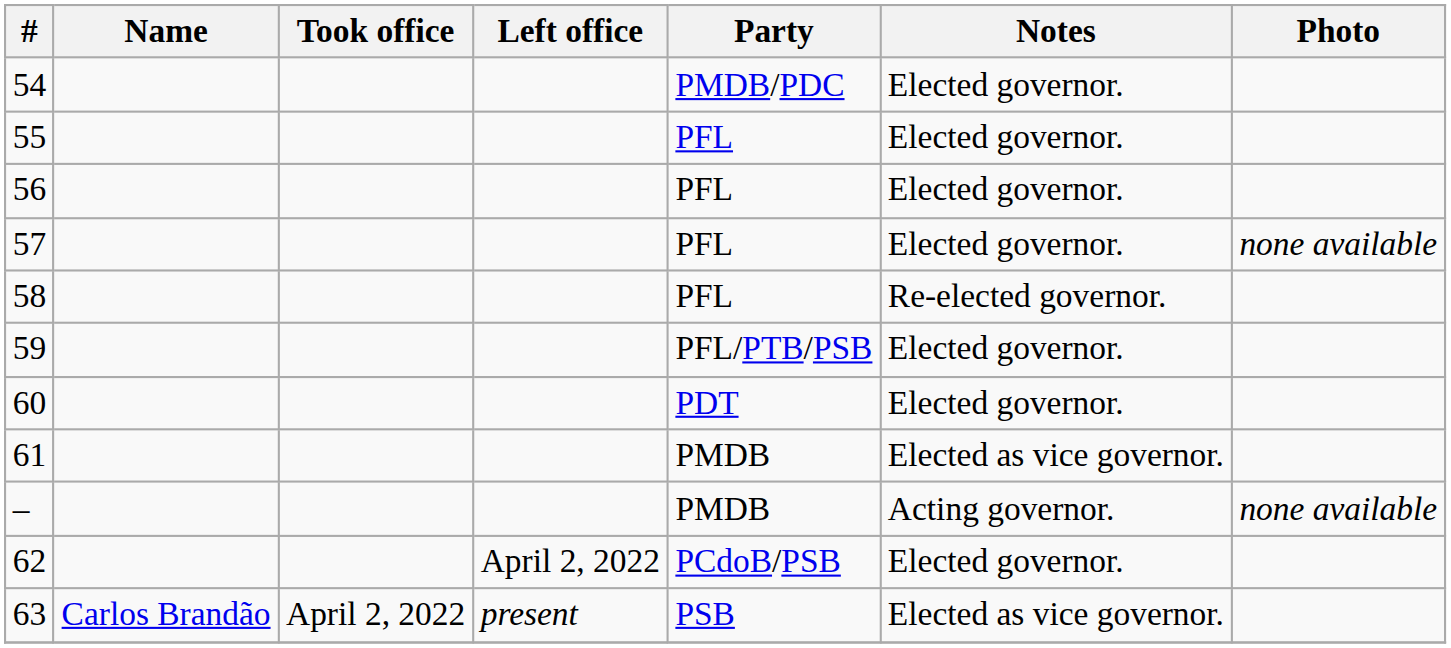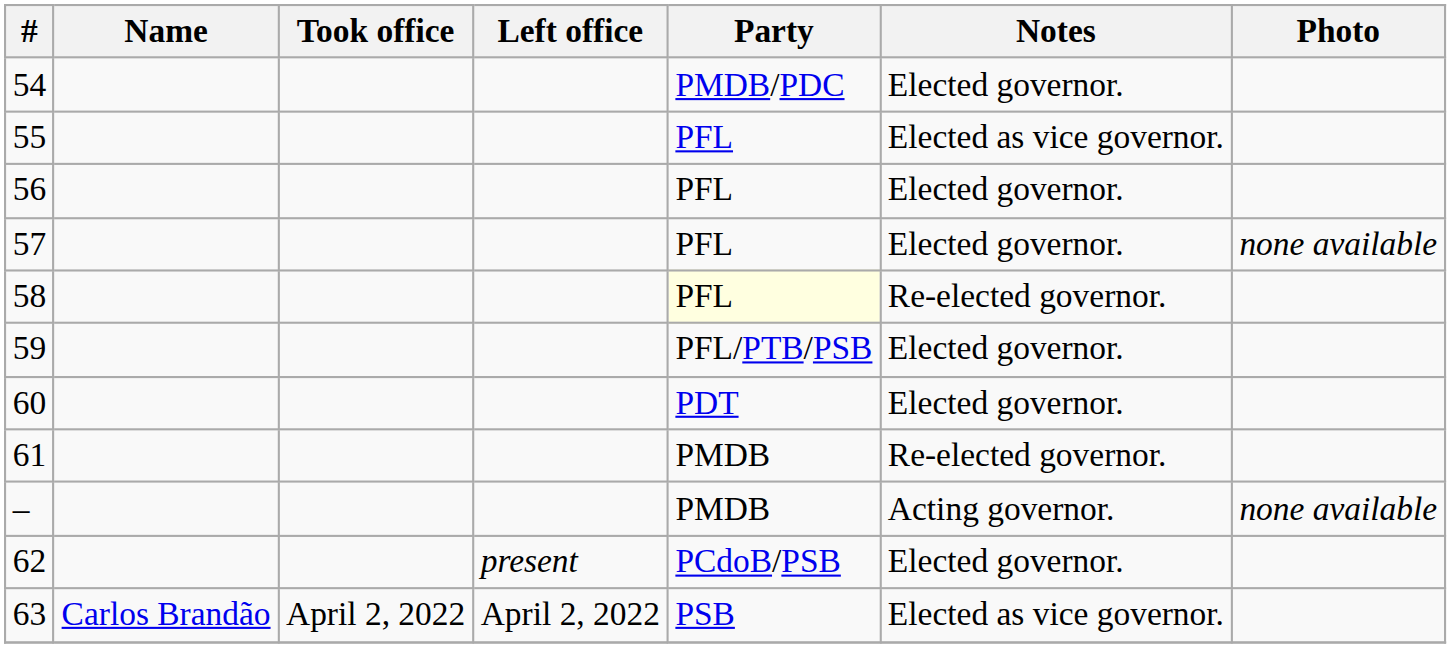(1006, 137) Elected governor. -> (1056, 137) Elected as vice governor.
(704, 296) no background -> (704, 296) lightyellow background
(1056, 455) Elected as vice governor. -> (1027, 455) Re-elected governor.
(570, 561) April 2, 2022 -> (529, 561) present
(529, 614) present -> (570, 614) April 2, 2022
